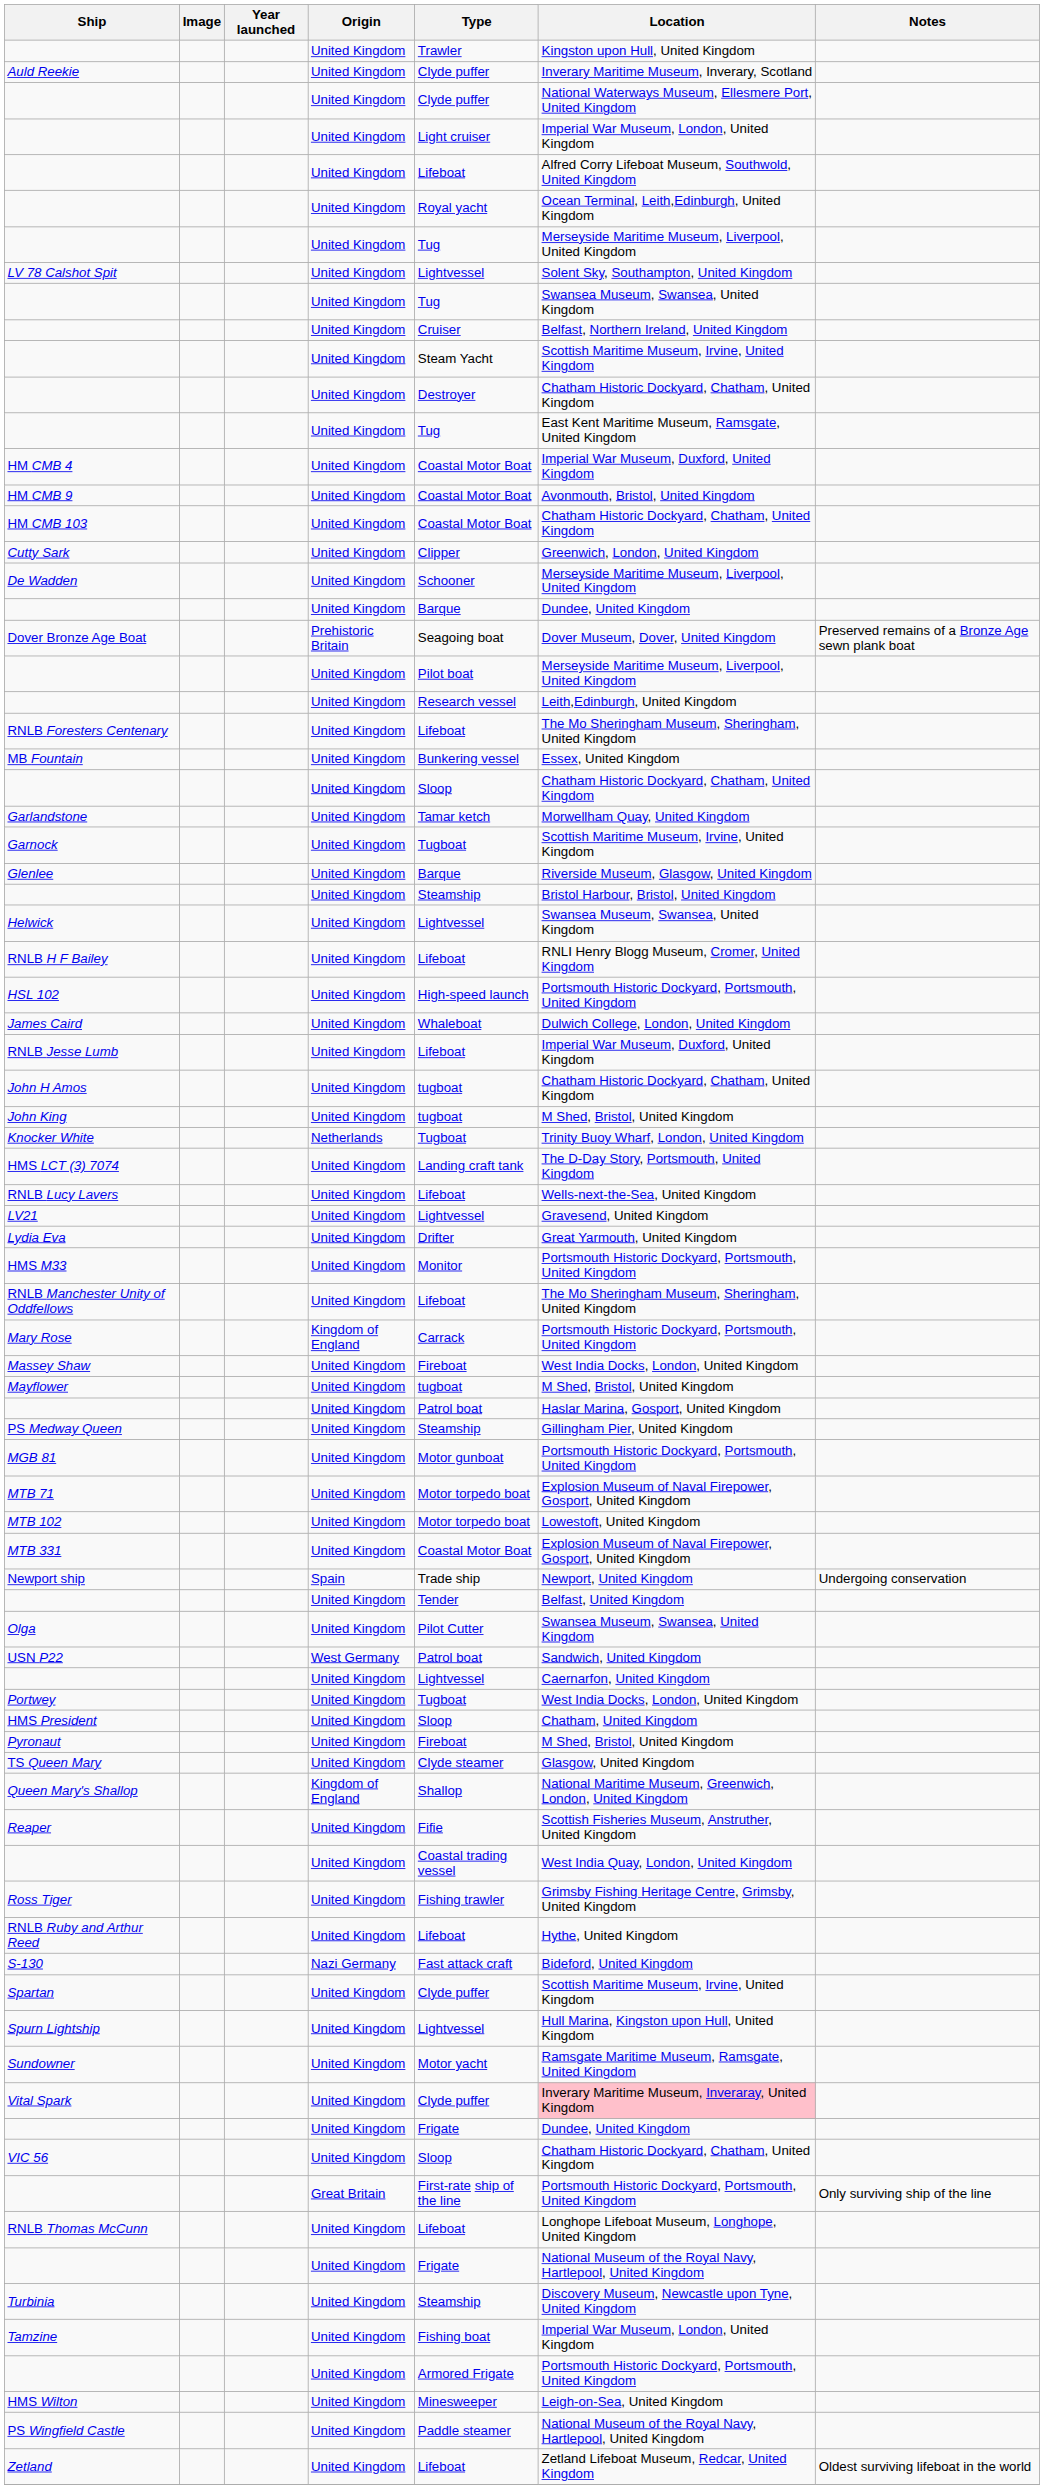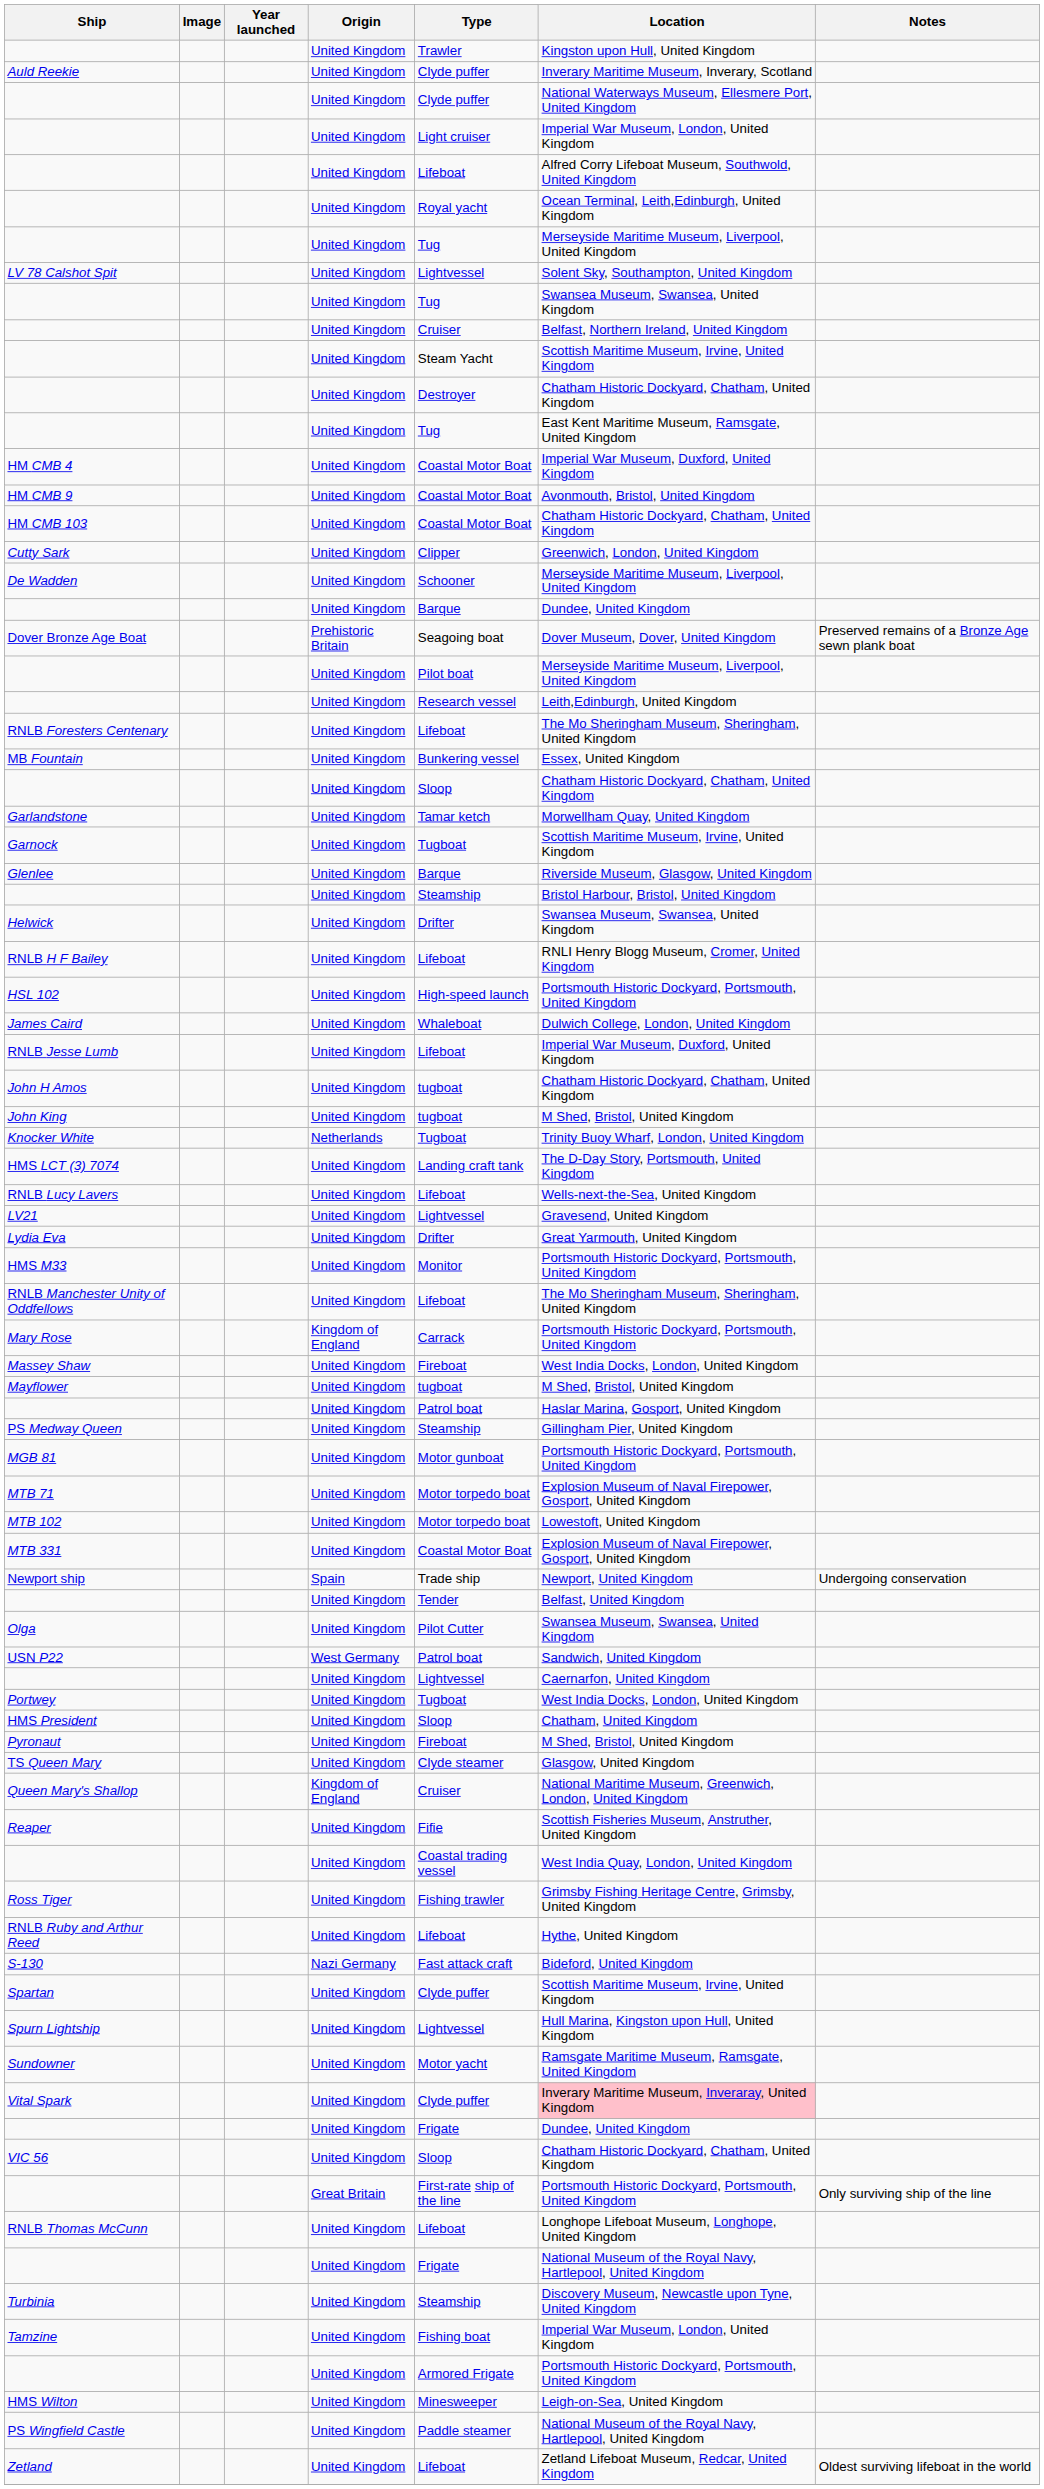(451, 923) Lightvessel -> (436, 923) Drifter
(440, 1791) Shallop -> (439, 1791) Cruiser
